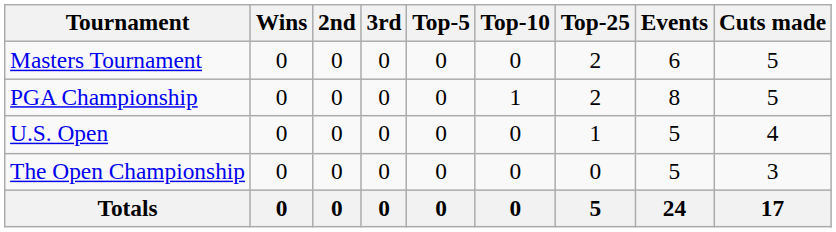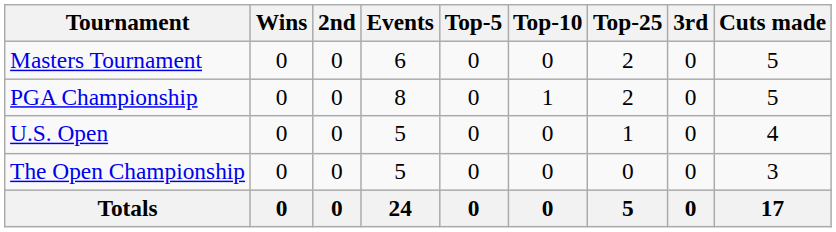columns swapped: (384, 23) <-> (674, 23)
